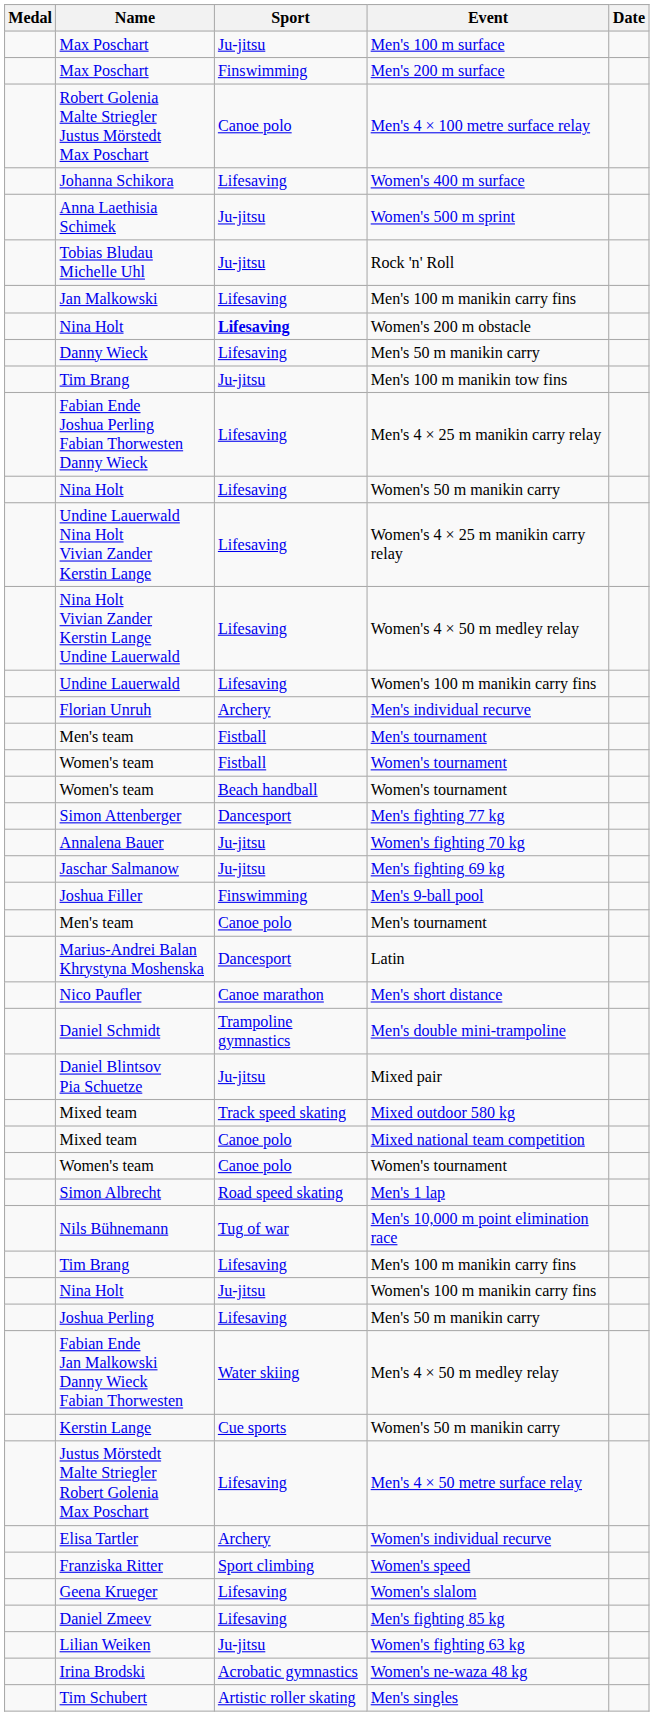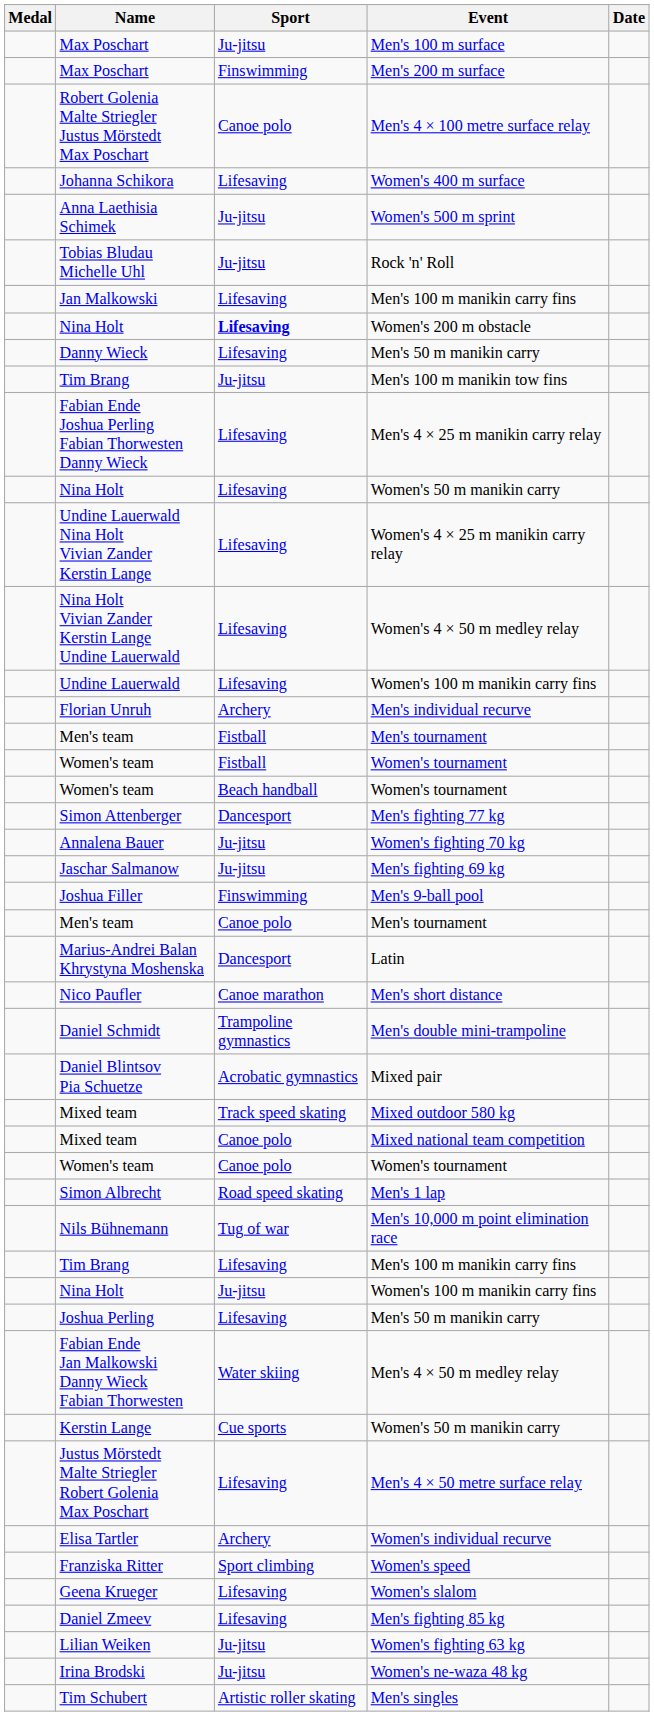(242, 1076) Ju-jitsu -> (288, 1076) Acrobatic gymnastics
(288, 1671) Acrobatic gymnastics -> (242, 1671) Ju-jitsu
